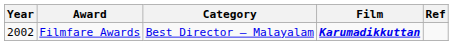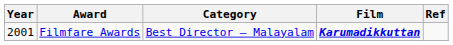(21, 32) 2002 -> (21, 32) 2001
